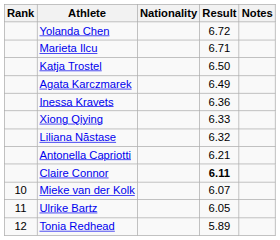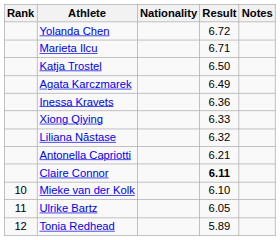(219, 191) 6.07 -> (219, 191) 6.10
